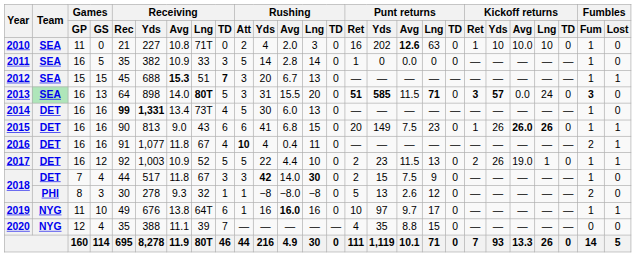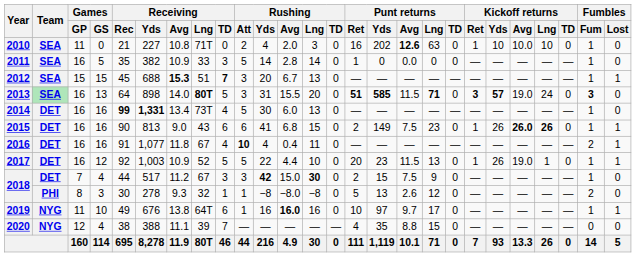(522, 95) 0.0 -> (522, 95) 19.0
(356, 128) 20 -> (356, 128) 2
(356, 161) 2 -> (356, 161) 20
(475, 161) 2 -> (475, 161) 1
(179, 177) 11.8 -> (179, 177) 11.2
(290, 177) 14.0 -> (290, 177) 15.0
(124, 227) 35 -> (124, 227) 38
